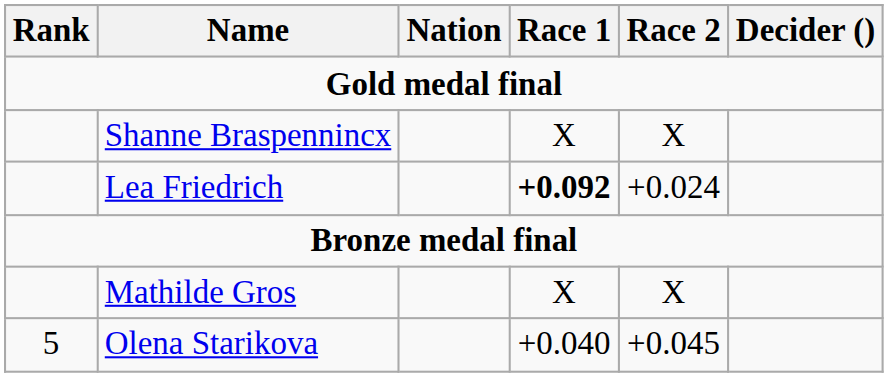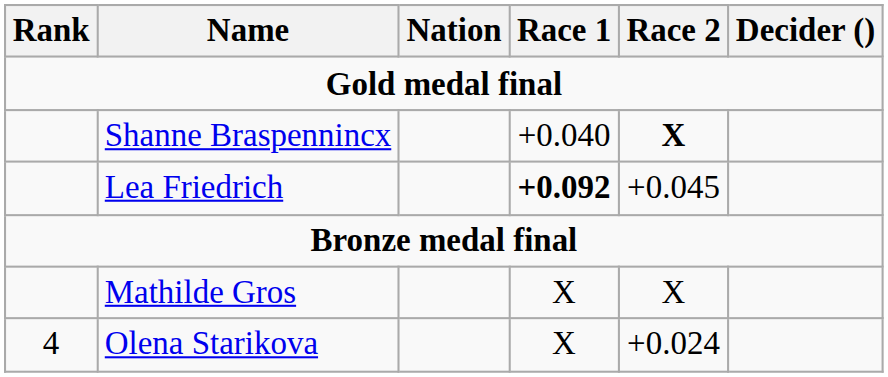(564, 135) X -> (564, 135) +0.040
(674, 135) normal -> (674, 135) bold
(673, 187) +0.024 -> (673, 187) +0.045
(51, 344) 5 -> (51, 344) 4
(564, 344) +0.040 -> (564, 344) X
(673, 344) +0.045 -> (673, 344) +0.024
